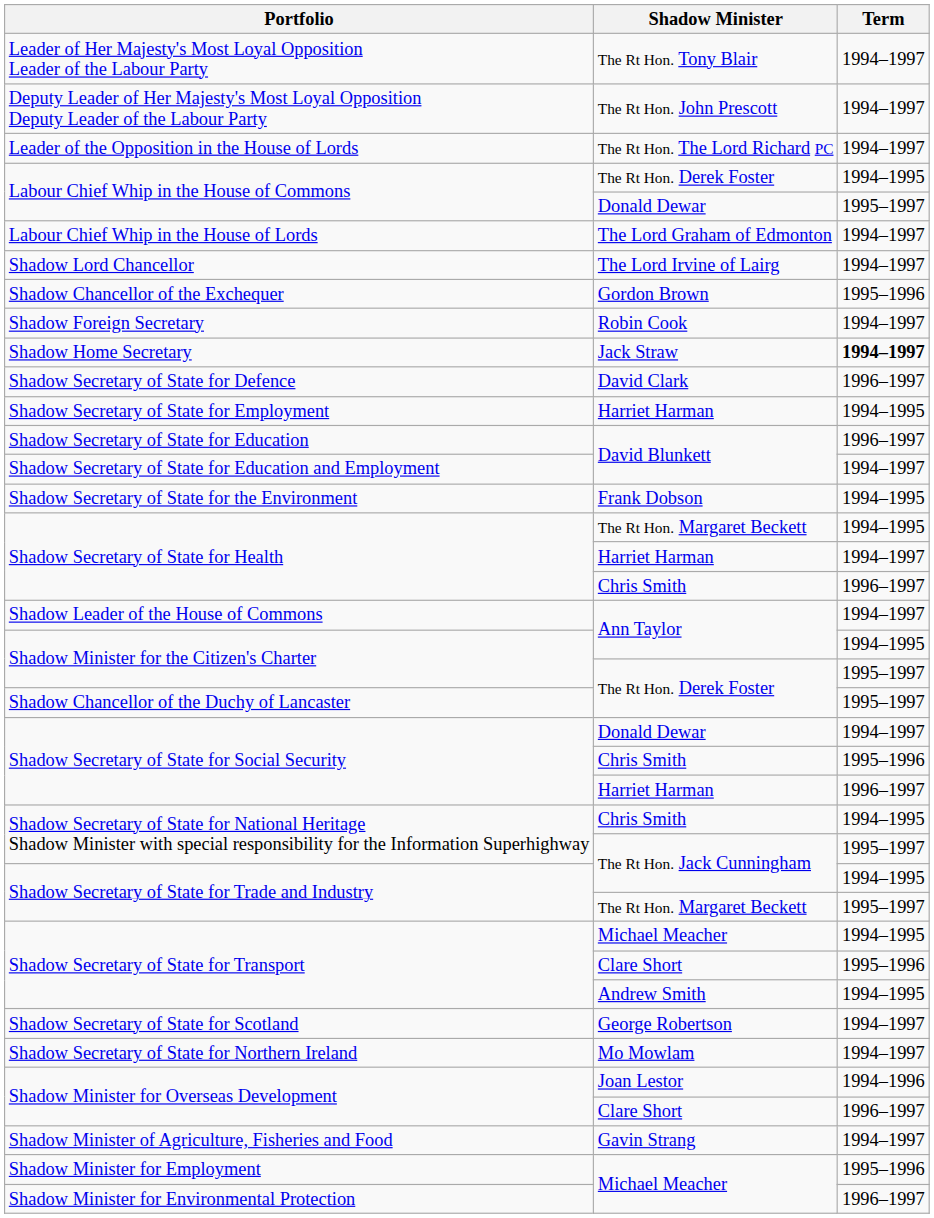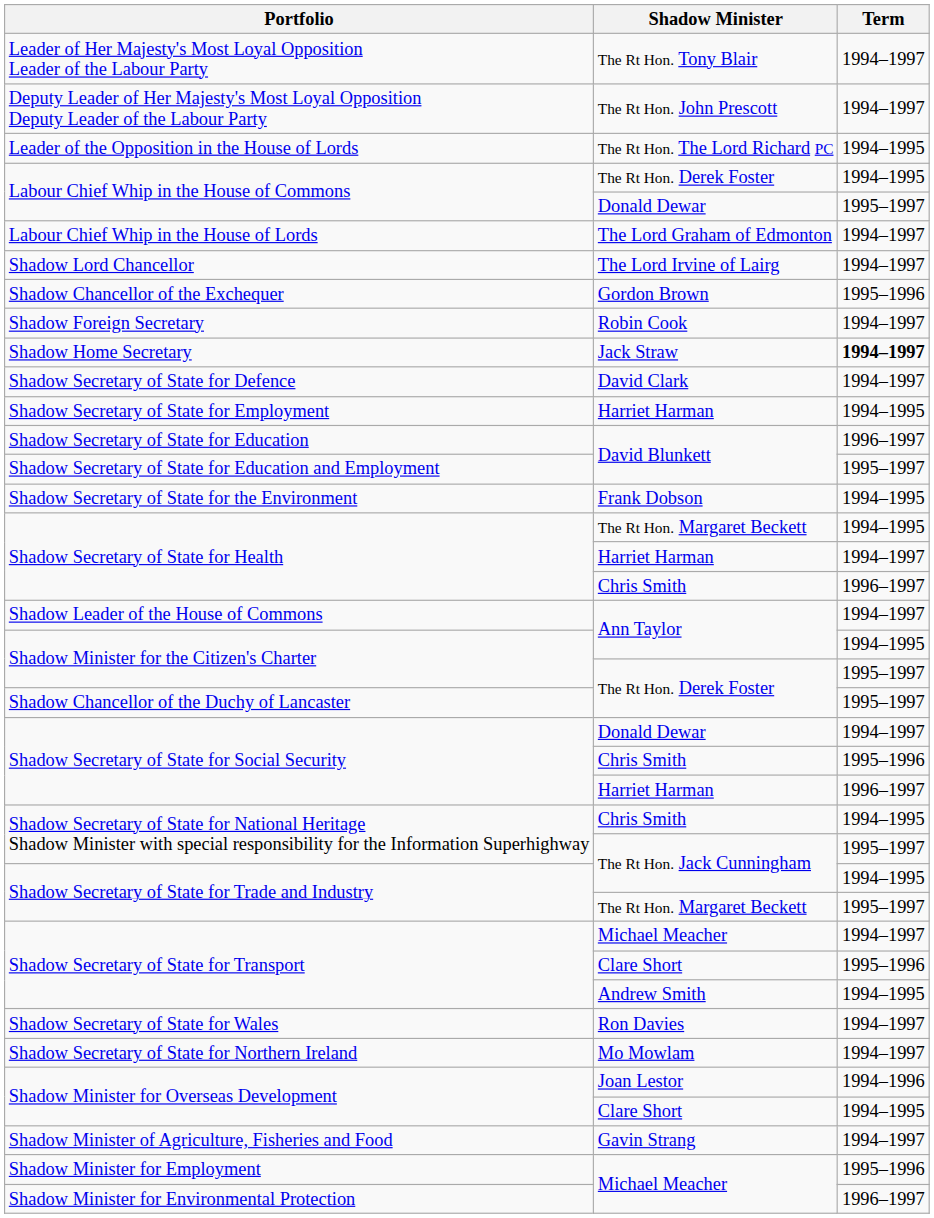(883, 148) 1994–1997 -> (883, 148) 1994–1995
(883, 381) 1996–1997 -> (883, 381) 1994–1997
(883, 469) 1994–1997 -> (883, 469) 1995–1997
(883, 935) 1994–1995 -> (883, 935) 1994–1997
- row: (154, 1023)
+ row: (144, 1023)
(883, 1111) 1996–1997 -> (883, 1111) 1994–1995
